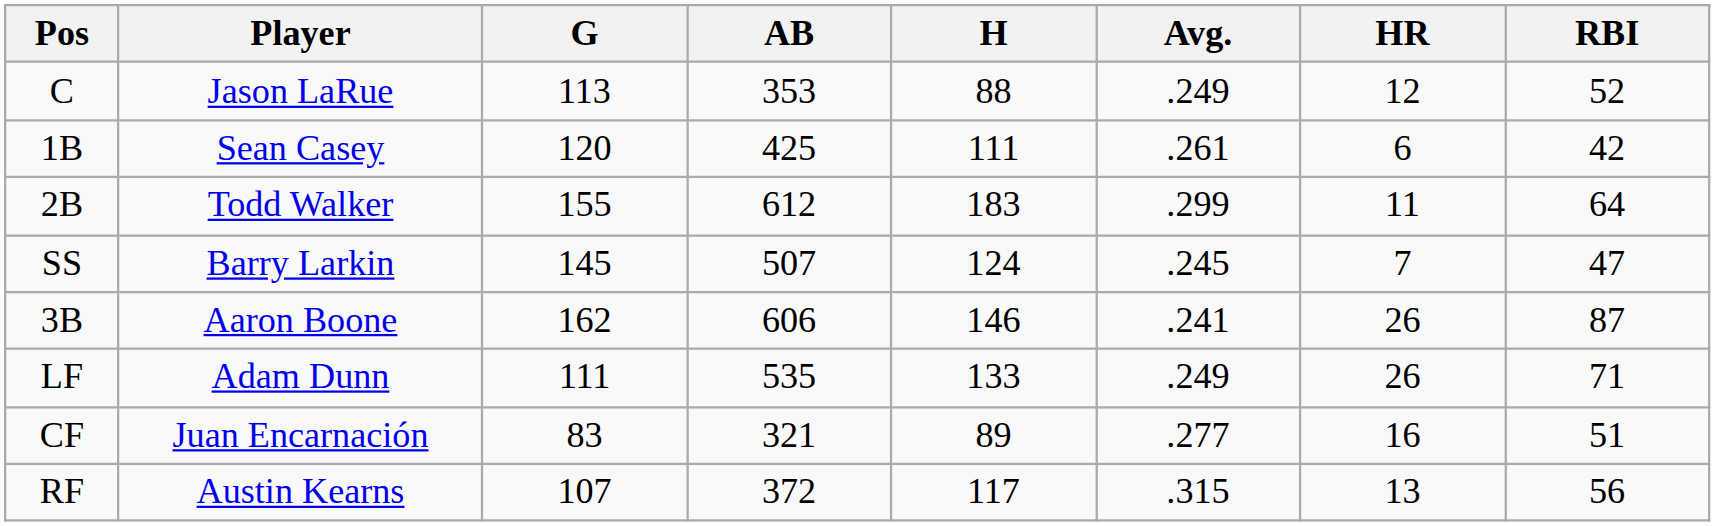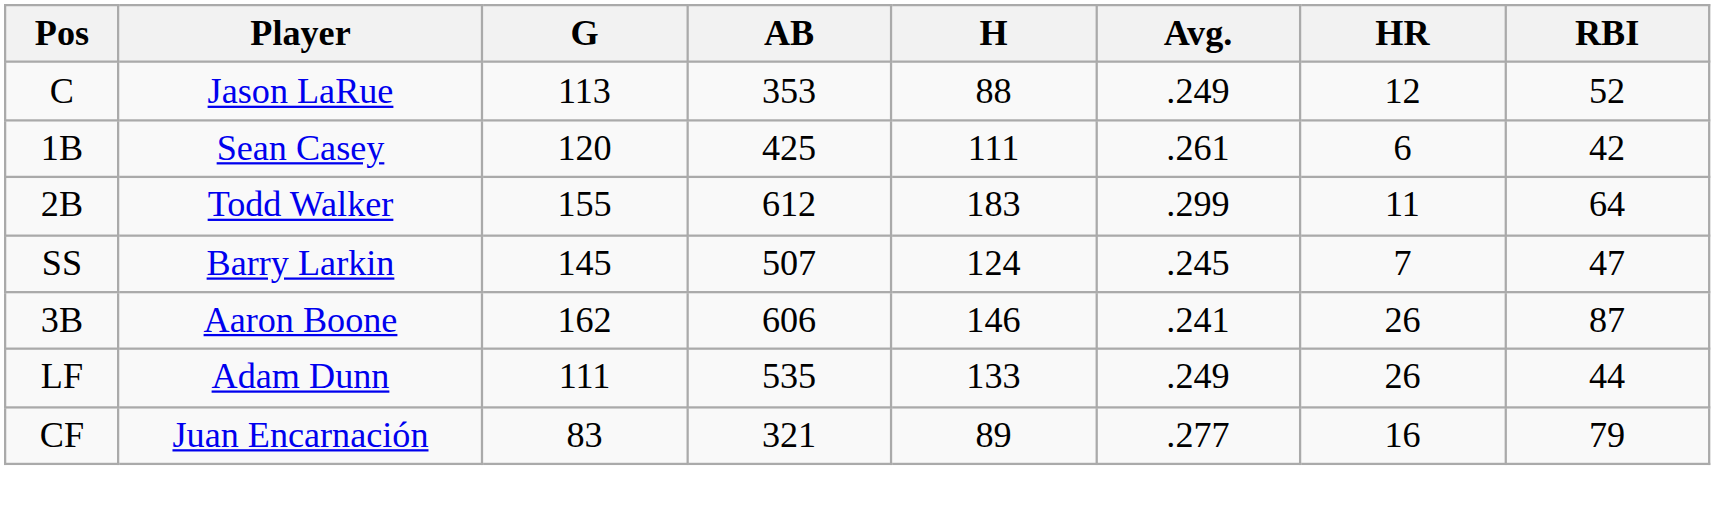(1607, 377) 71 -> (1607, 377) 44
(1607, 434) 51 -> (1607, 434) 79
- row: (62, 491)
